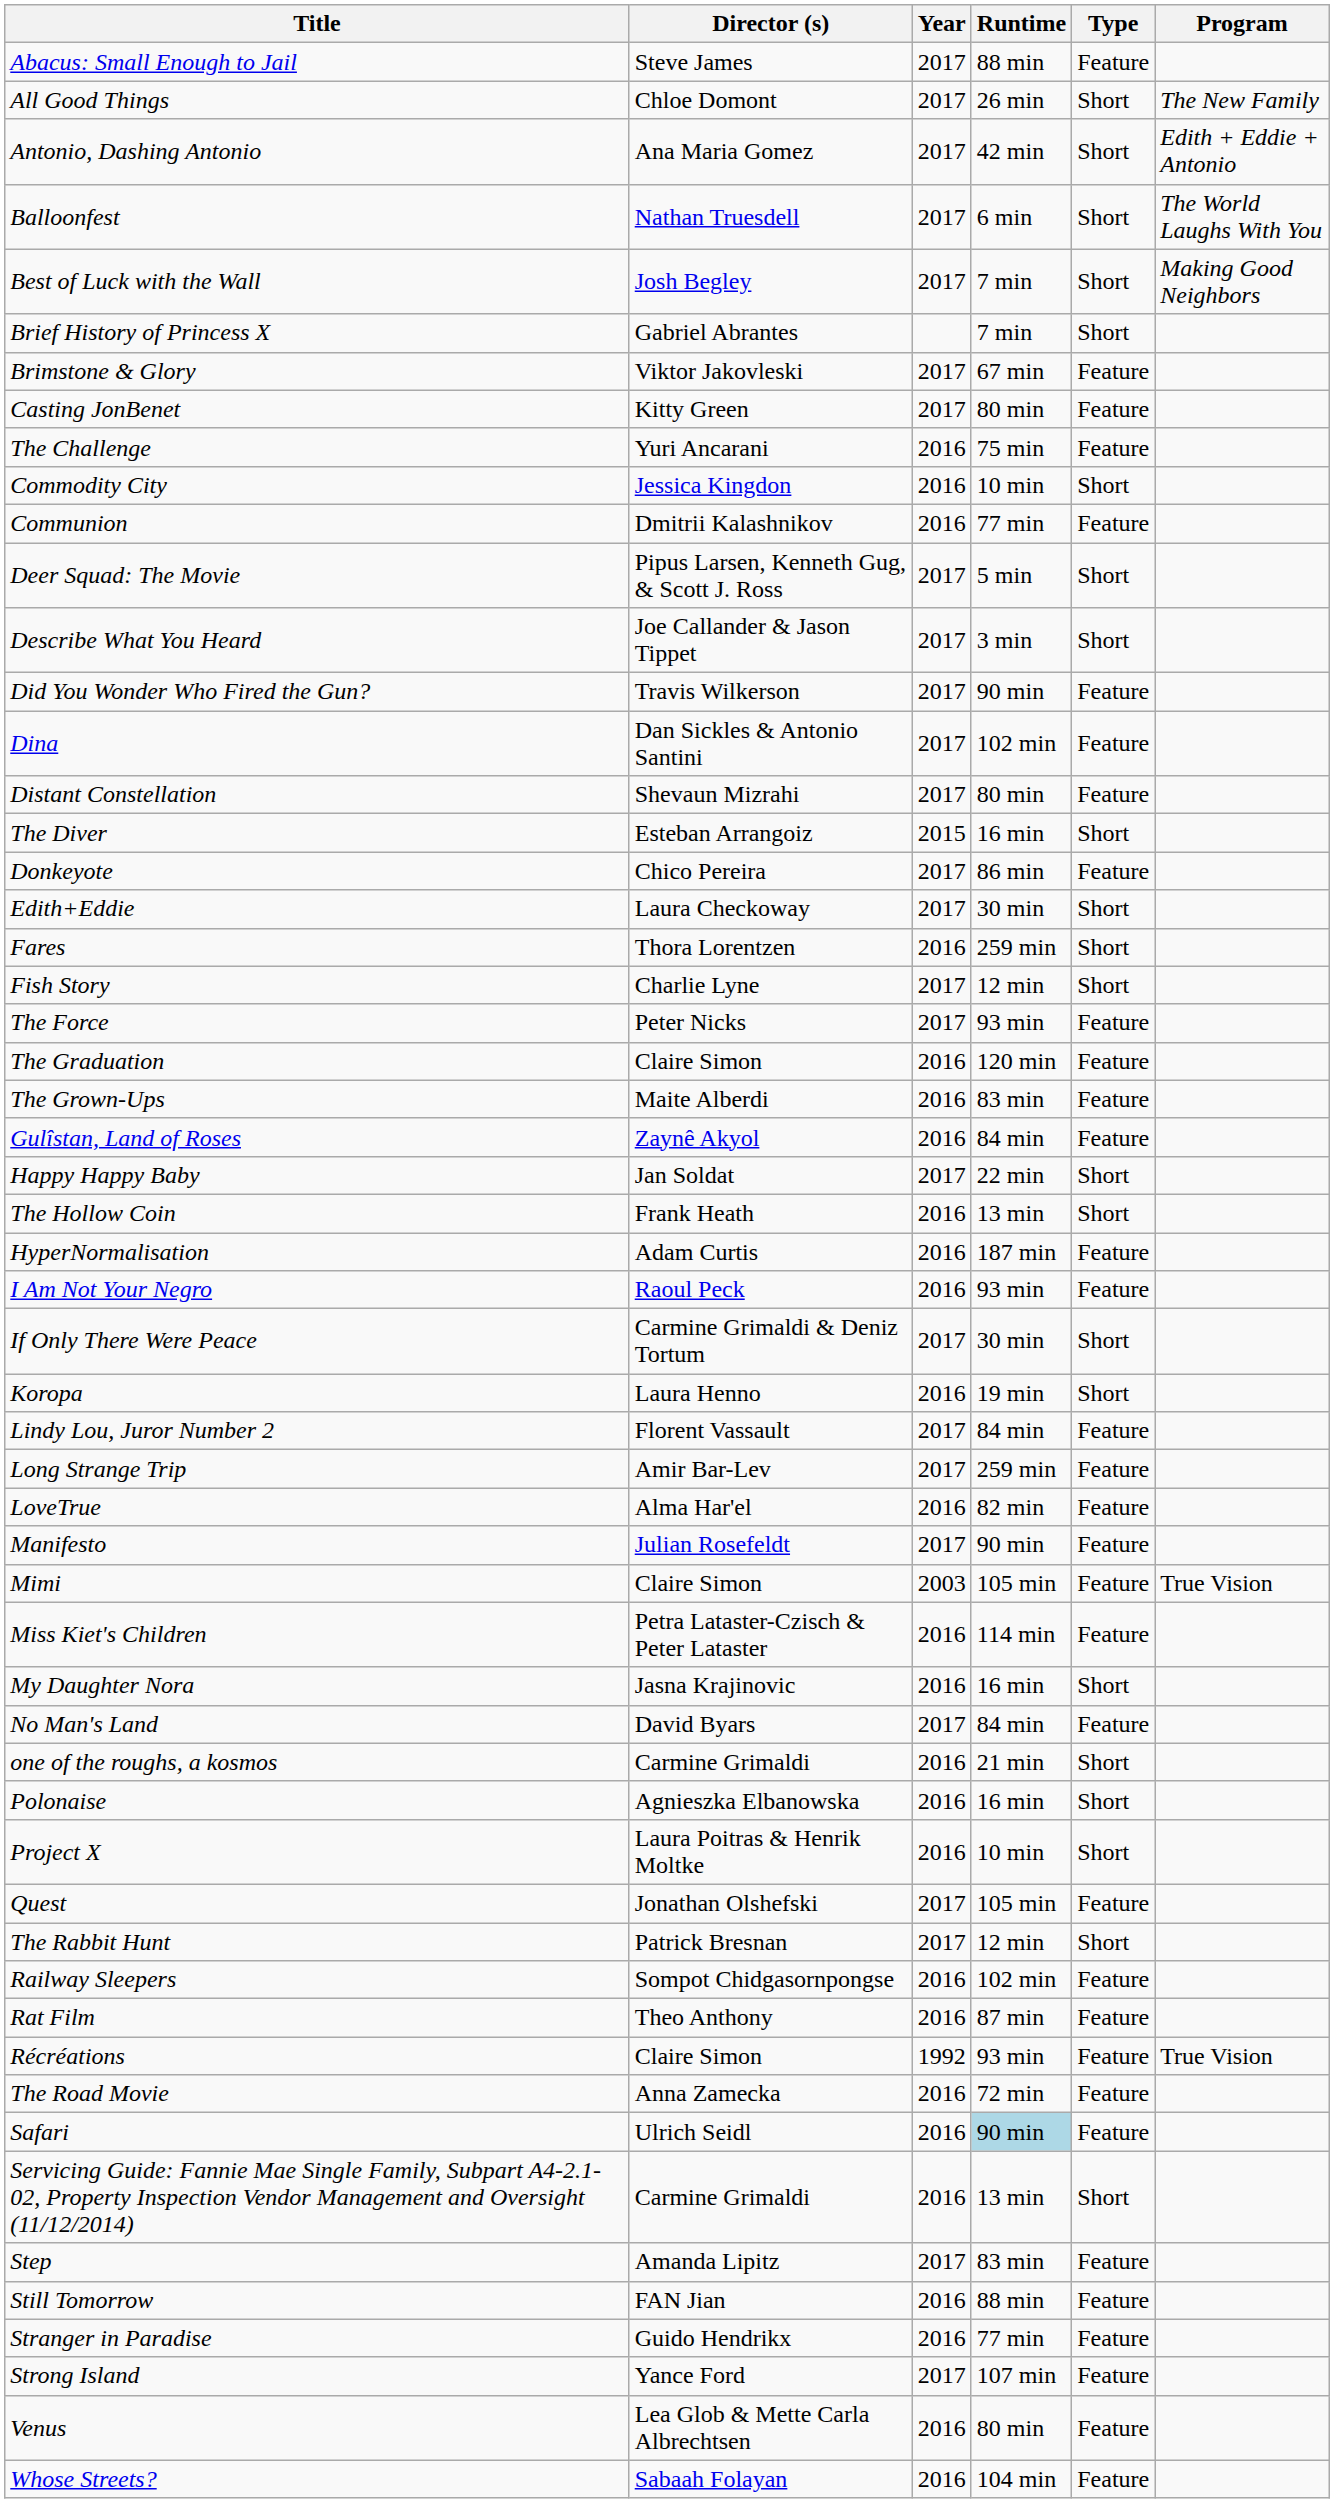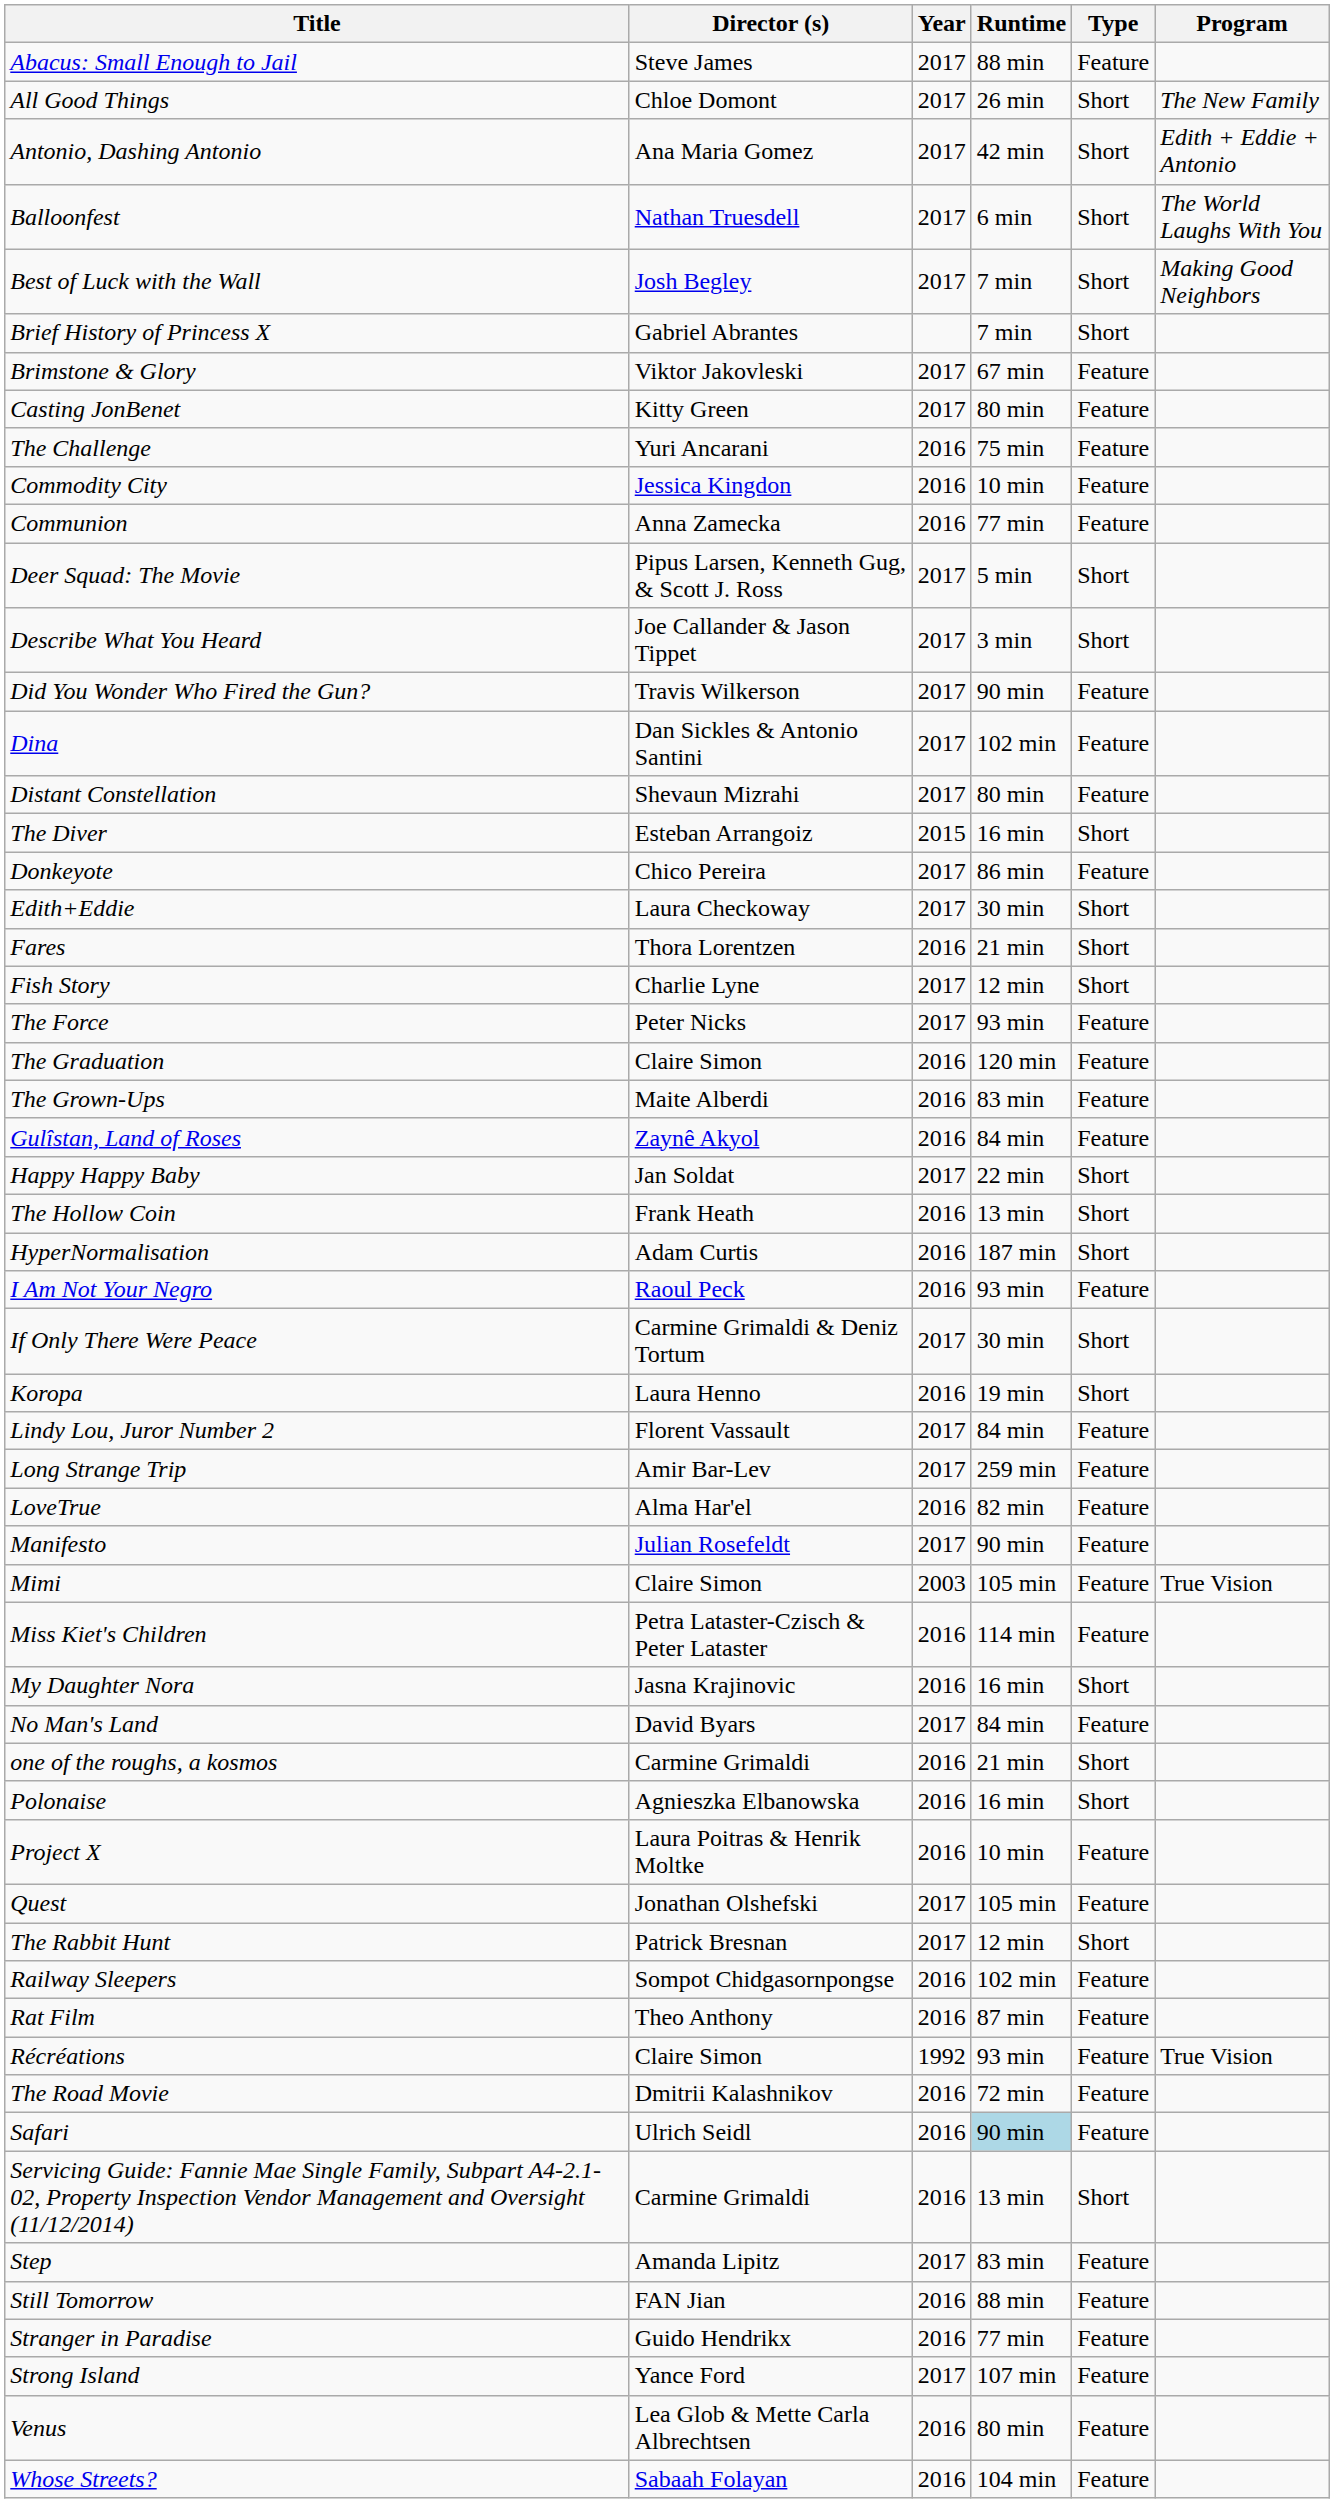(1103, 485) Short -> (1113, 485) Feature
(734, 523) Dmitrii Kalashnikov -> (708, 523) Anna Zamecka
(1016, 946) 259 min -> (1010, 946) 21 min
(1113, 1251) Feature -> (1103, 1251) Short
(1103, 1851) Short -> (1113, 1851) Feature
(708, 2093) Anna Zamecka -> (734, 2093) Dmitrii Kalashnikov
